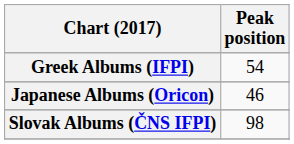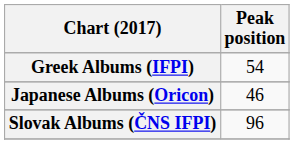(255, 124) 98 -> (255, 124) 96
